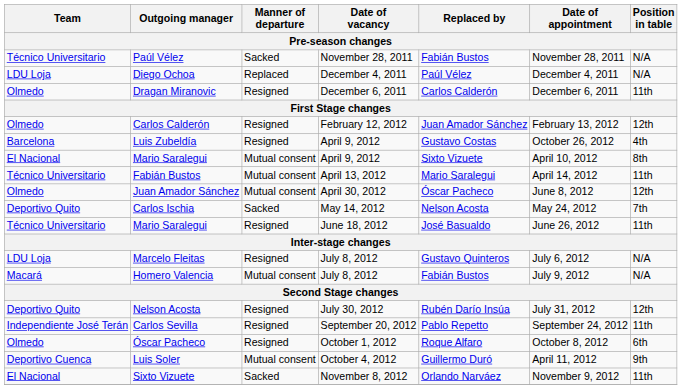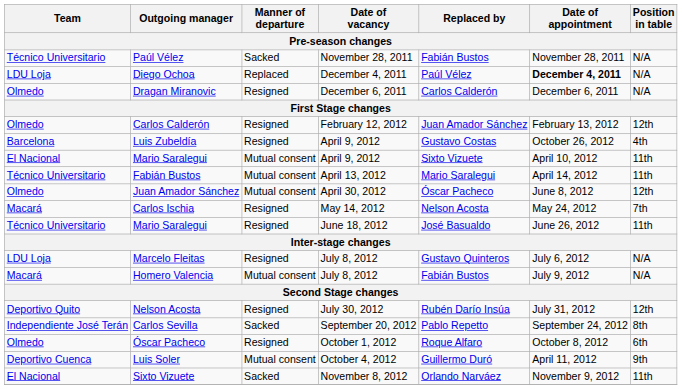(575, 74) normal -> (577, 74) bold
(643, 91) 11th -> (642, 91) N/A
(640, 158) 8th -> (643, 158) 11th
(43, 208) Deportivo Quito -> (24, 208) Macará
(262, 208) Sacked -> (266, 208) Resigned
(266, 326) Resigned -> (262, 326) Sacked
(643, 326) 11th -> (640, 326) 8th
